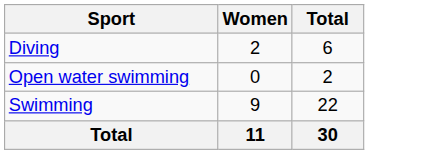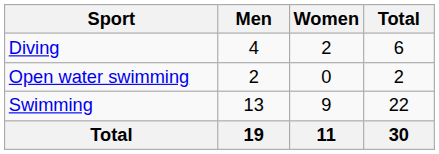+ column: (254, 18)
